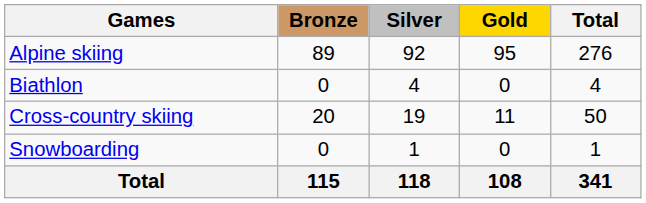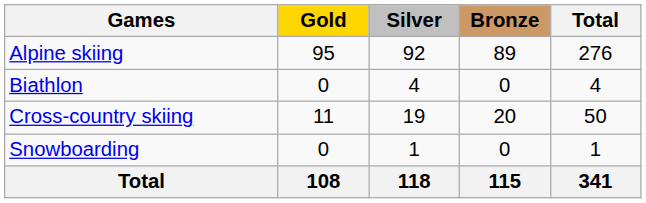columns swapped: (505, 20) <-> (323, 20)
